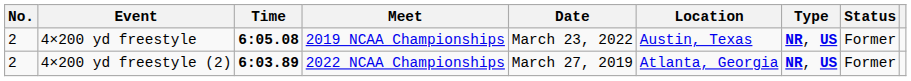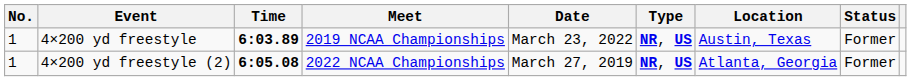columns swapped: (709, 16) <-> (811, 16)
(12, 40) 2 -> (12, 40) 1
(269, 40) 6:05.08 -> (269, 40) 6:03.89
(12, 63) 2 -> (12, 63) 1
(269, 63) 6:03.89 -> (269, 63) 6:05.08
